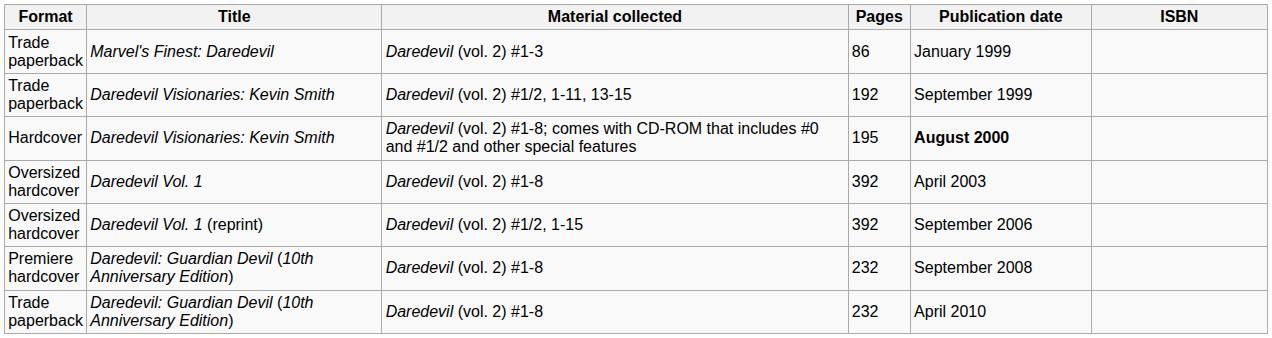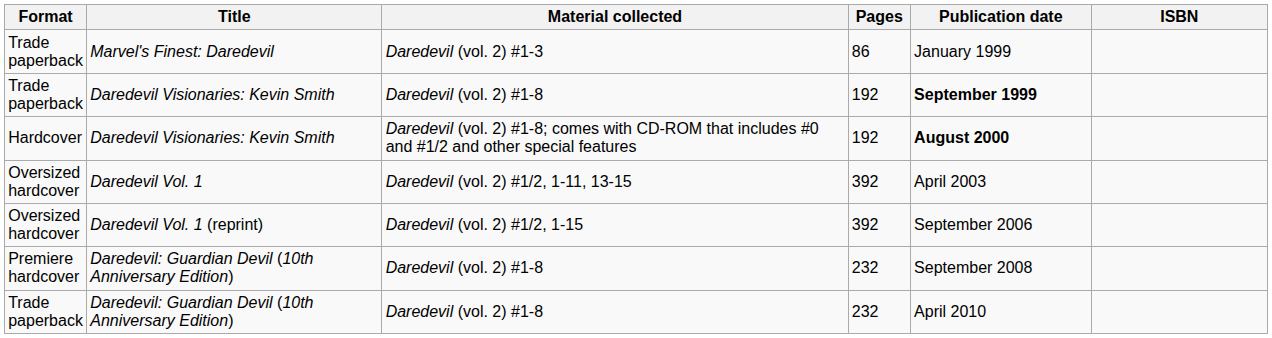(509, 94) Daredevil (vol. 2) #1/2, 1-11, 13-15 -> (464, 94) Daredevil (vol. 2) #1-8
(973, 94) normal -> (975, 94) bold
(865, 138) 195 -> (865, 138) 192
(464, 181) Daredevil (vol. 2) #1-8 -> (509, 181) Daredevil (vol. 2) #1/2, 1-11, 13-15
